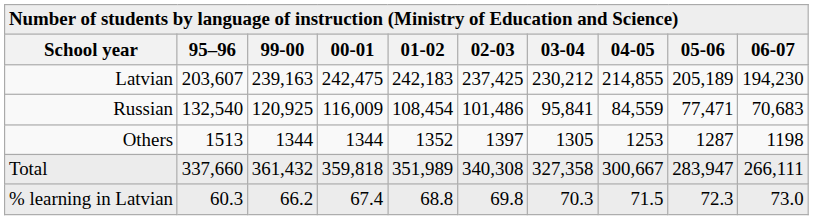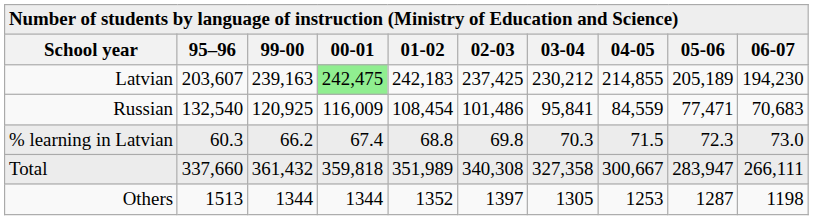(353, 79) no background -> (353, 79) lightgreen background
rows swapped: (148, 139) <-> (91, 199)
